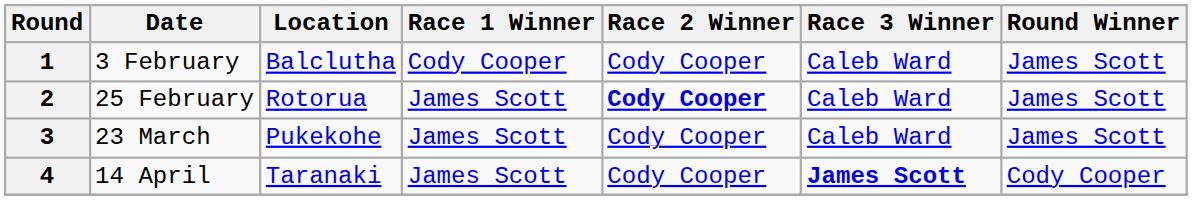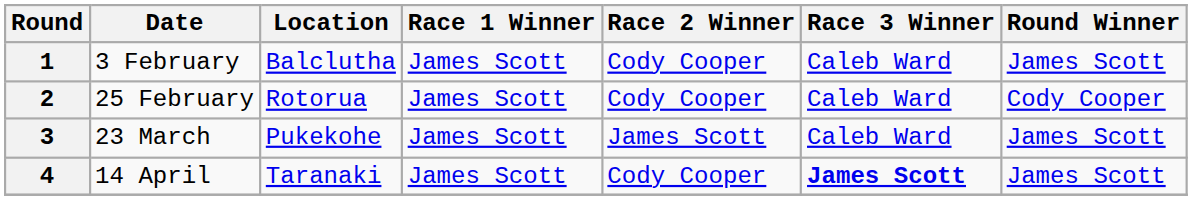(487, 62) Cody Cooper -> (487, 62) James Scott
(687, 100) bold -> (687, 100) normal
(1086, 100) James Scott -> (1086, 100) Cody Cooper
(687, 138) Cody Cooper -> (687, 138) James Scott
(1086, 176) Cody Cooper -> (1086, 176) James Scott
